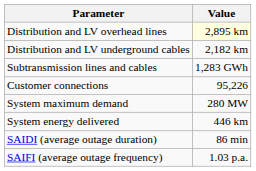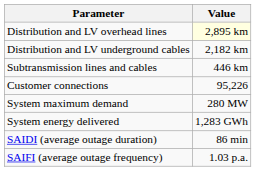(222, 67) 1,283 GWh -> (231, 67) 446 km
(231, 121) 446 km -> (222, 121) 1,283 GWh
